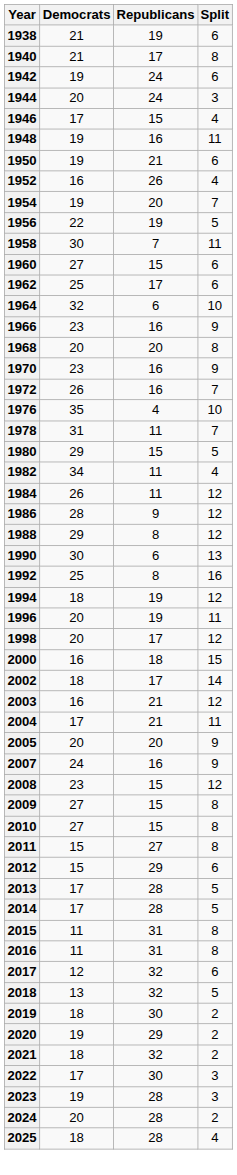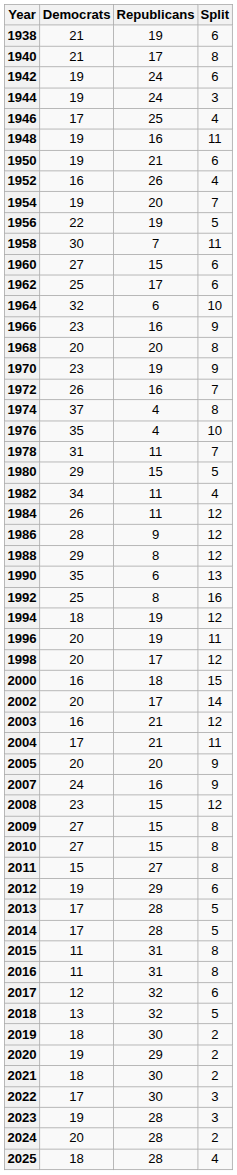(77, 98) 20 -> (77, 98) 19
(156, 118) 15 -> (156, 118) 25
(156, 368) 16 -> (156, 368) 19
+ row: (22, 410)
(77, 555) 30 -> (77, 576) 35
(77, 680) 18 -> (77, 701) 20
(77, 868) 15 -> (77, 888) 19
(156, 1055) 32 -> (156, 1076) 30
